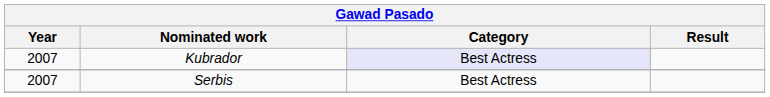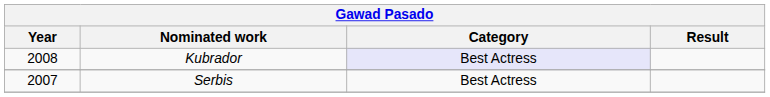(42, 59) 2007 -> (42, 59) 2008
